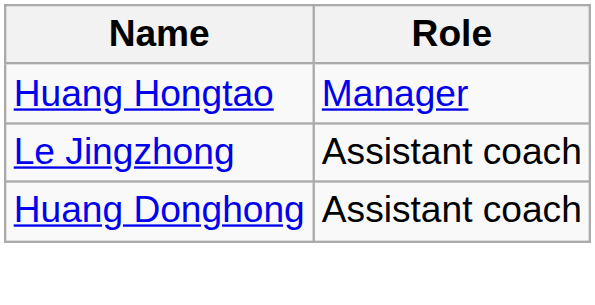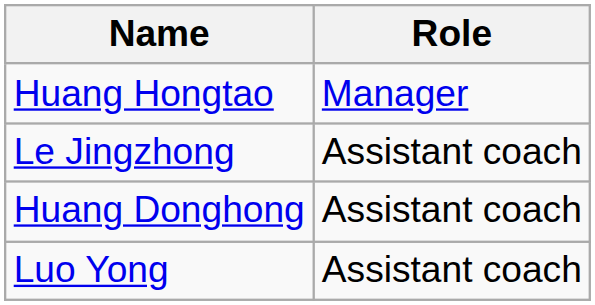+ row: (91, 269)
